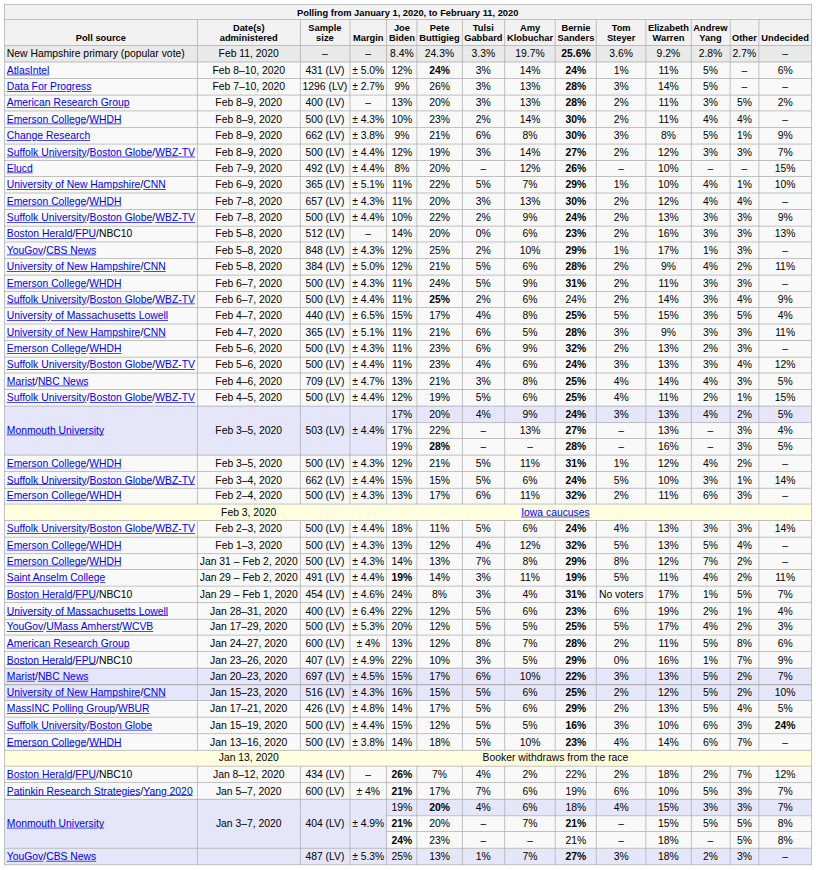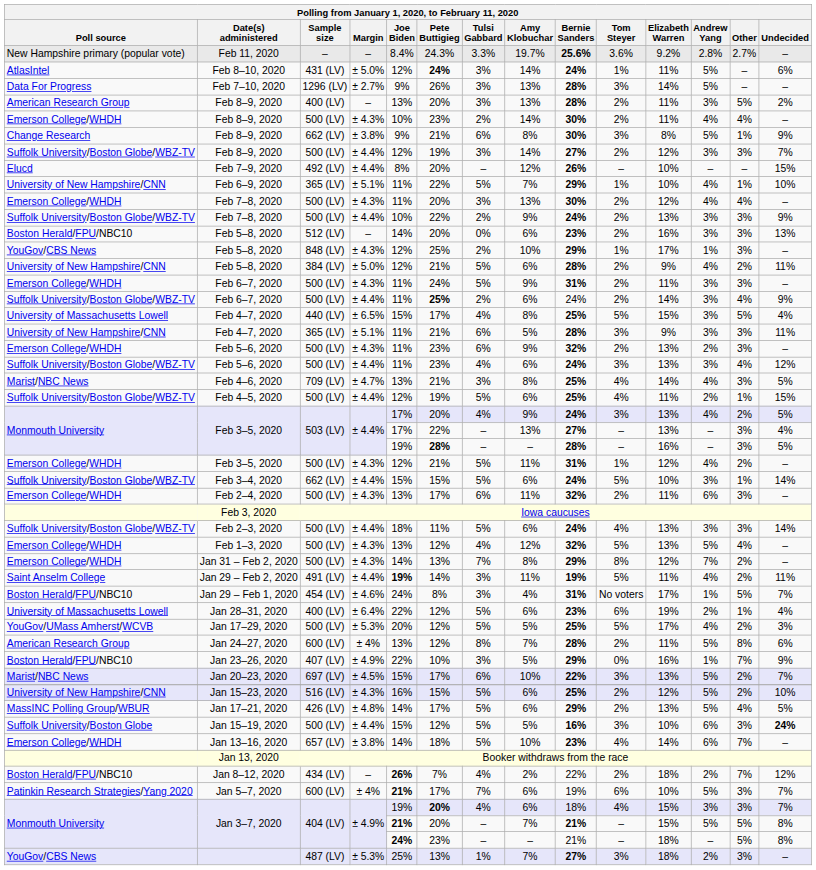(325, 202) 657 (LV) -> (325, 202) 500 (LV)
(325, 742) 500 (LV) -> (325, 742) 657 (LV)
